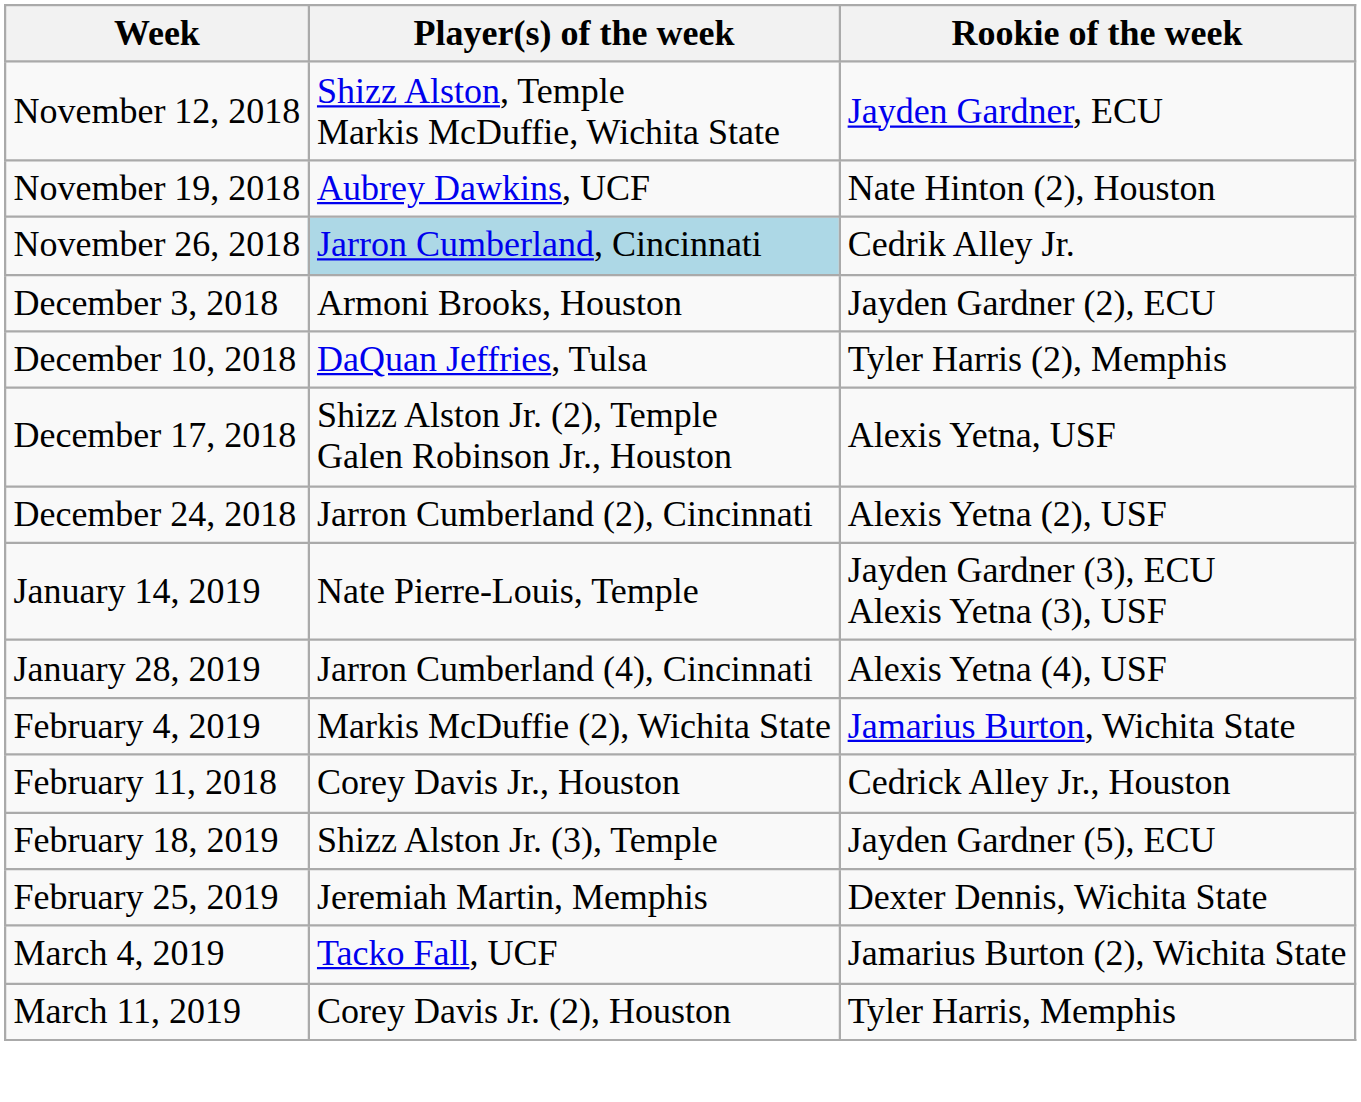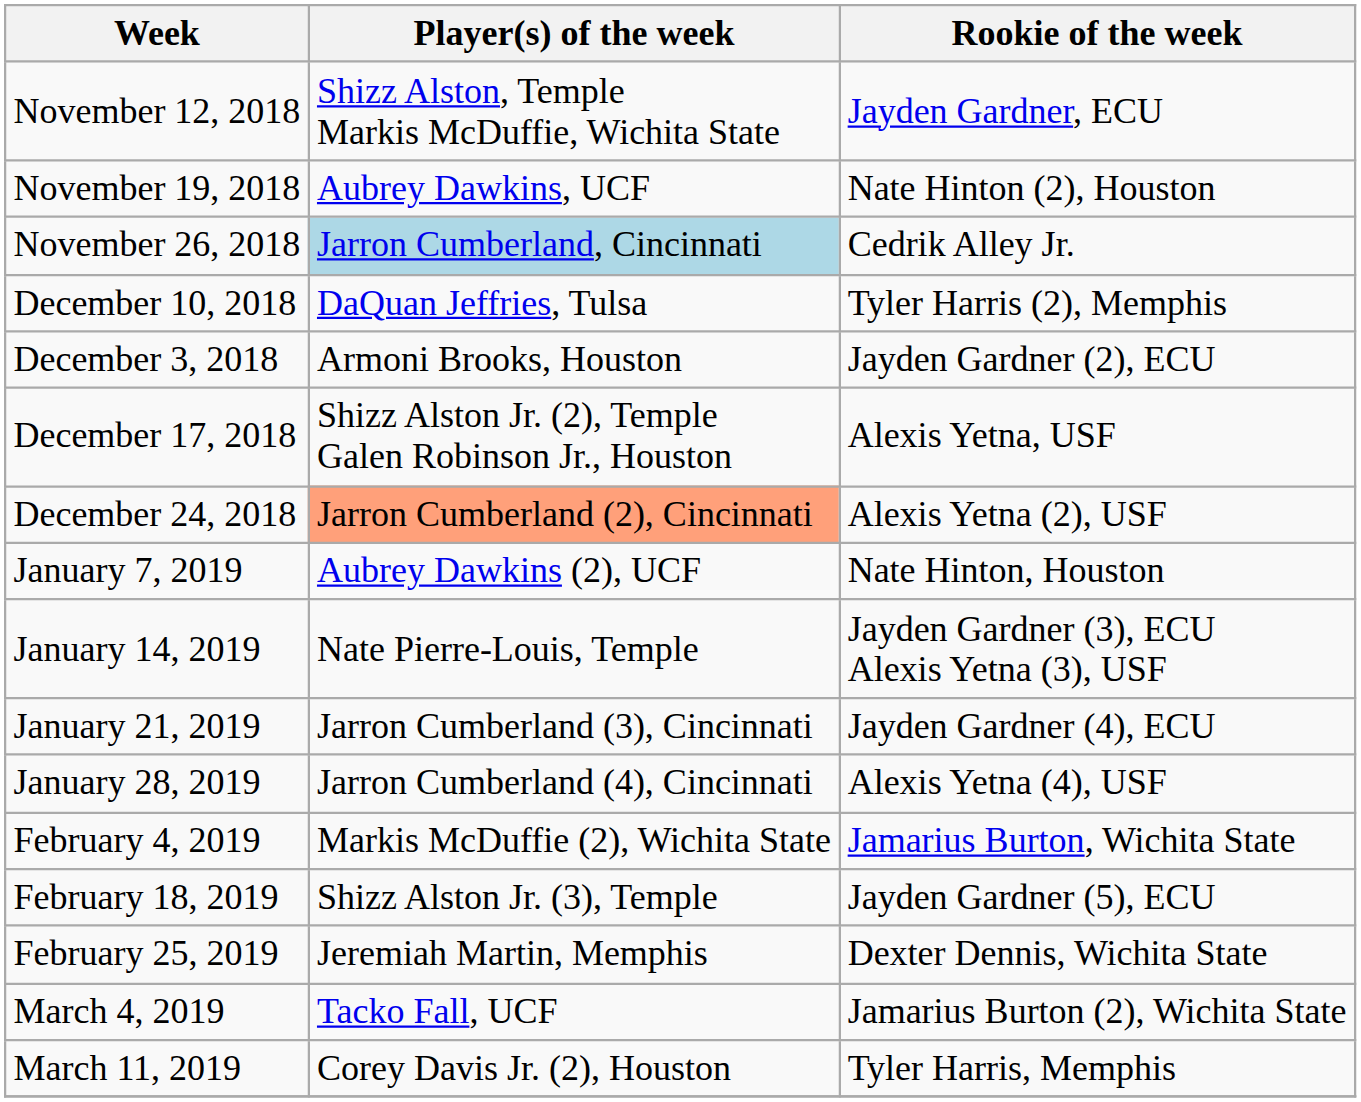rows swapped: (146, 301) <-> (155, 359)
(565, 513) no background -> (565, 513) lightsalmon background
+ row: (128, 570)
+ row: (137, 725)
- row: (145, 782)
